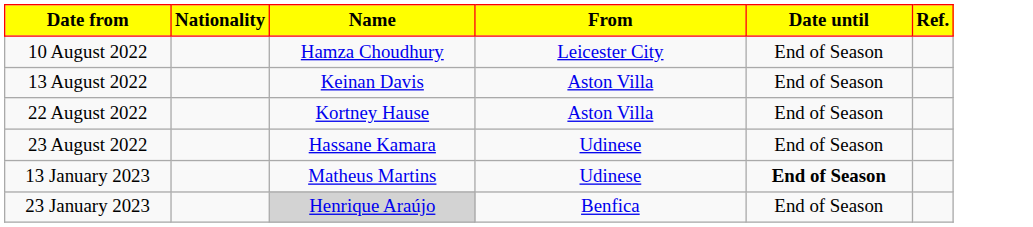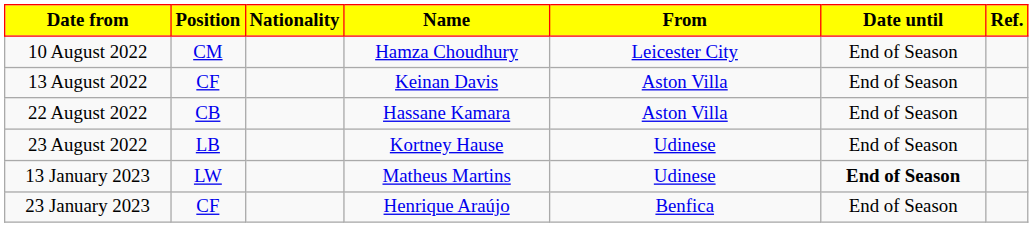+ column: (208, 20)
(372, 113) Kortney Hause -> (447, 113) Hassane Kamara
(372, 144) Hassane Kamara -> (447, 144) Kortney Hause
(372, 207) lightgrey background -> (447, 207) no background
